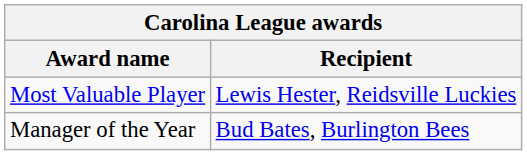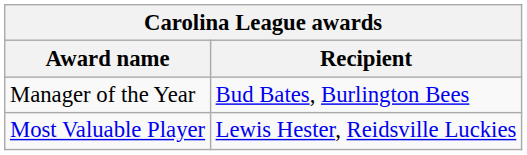rows swapped: (108, 94) <-> (103, 130)
